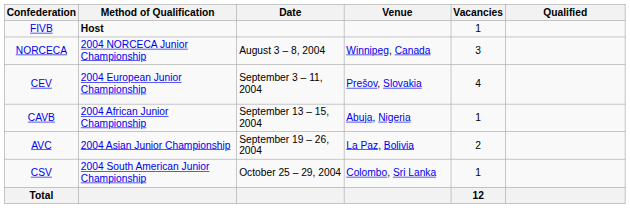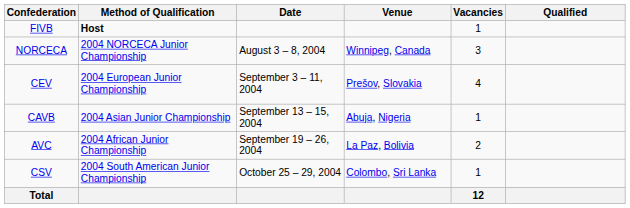(125, 117) 2004 African Junior Championship -> (156, 117) 2004 Asian Junior Championship
(156, 145) 2004 Asian Junior Championship -> (125, 145) 2004 African Junior Championship
